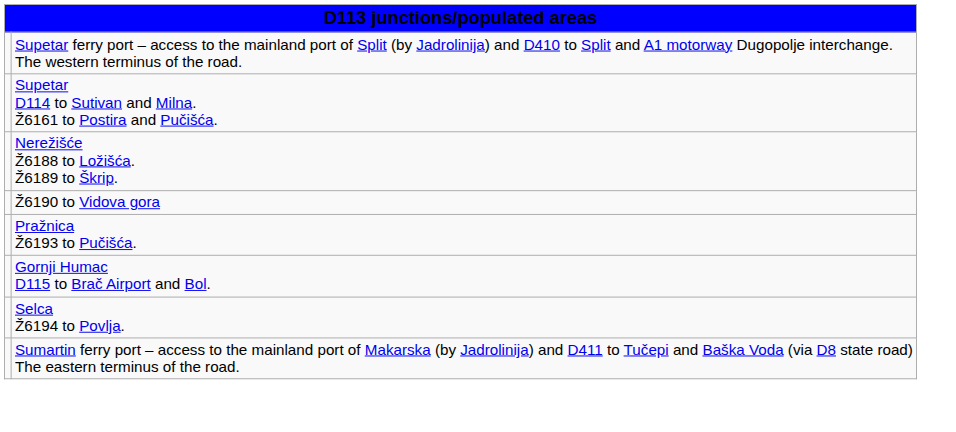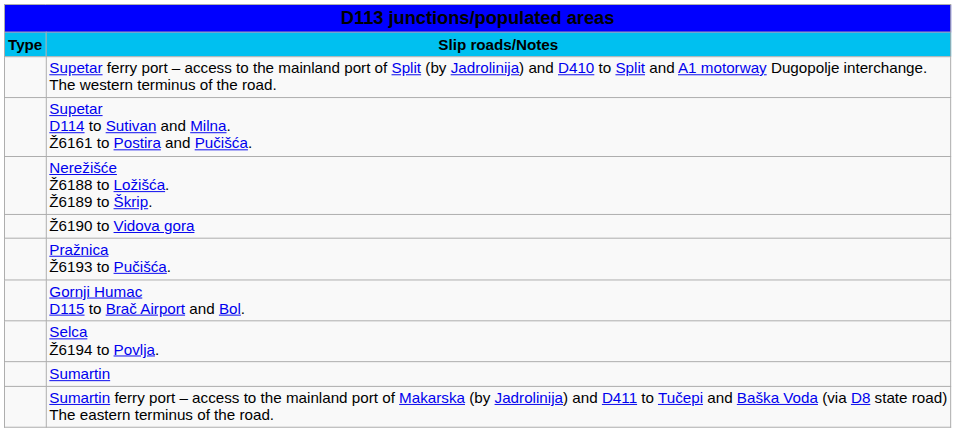+ row: (498, 44)
+ row: (80, 374)
